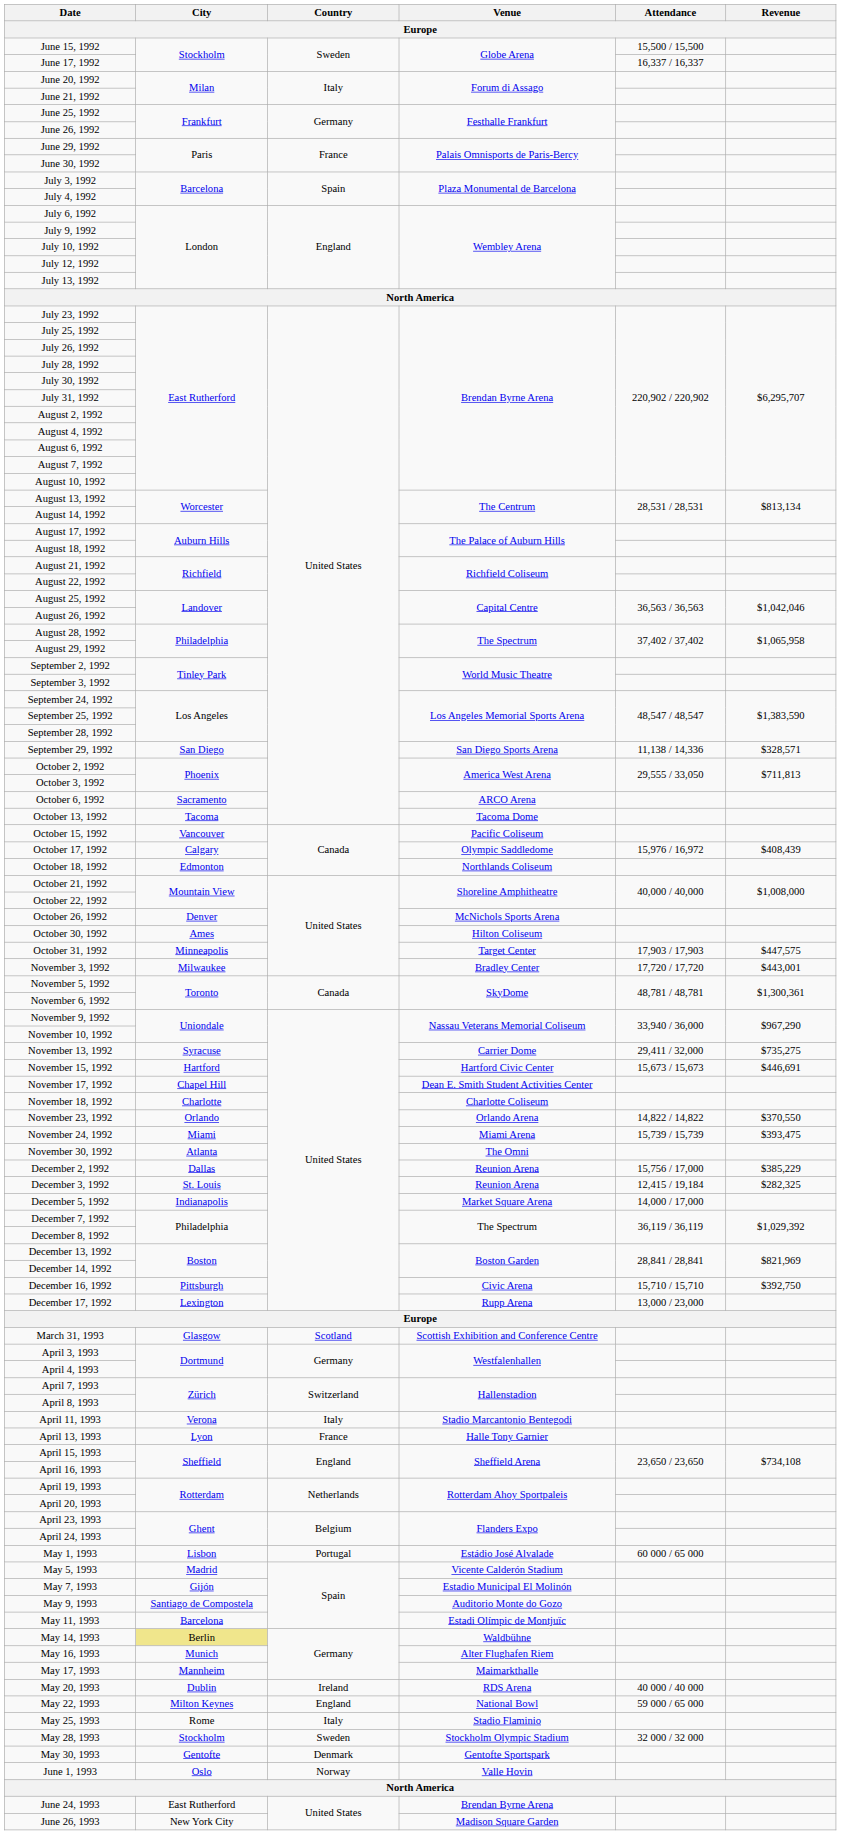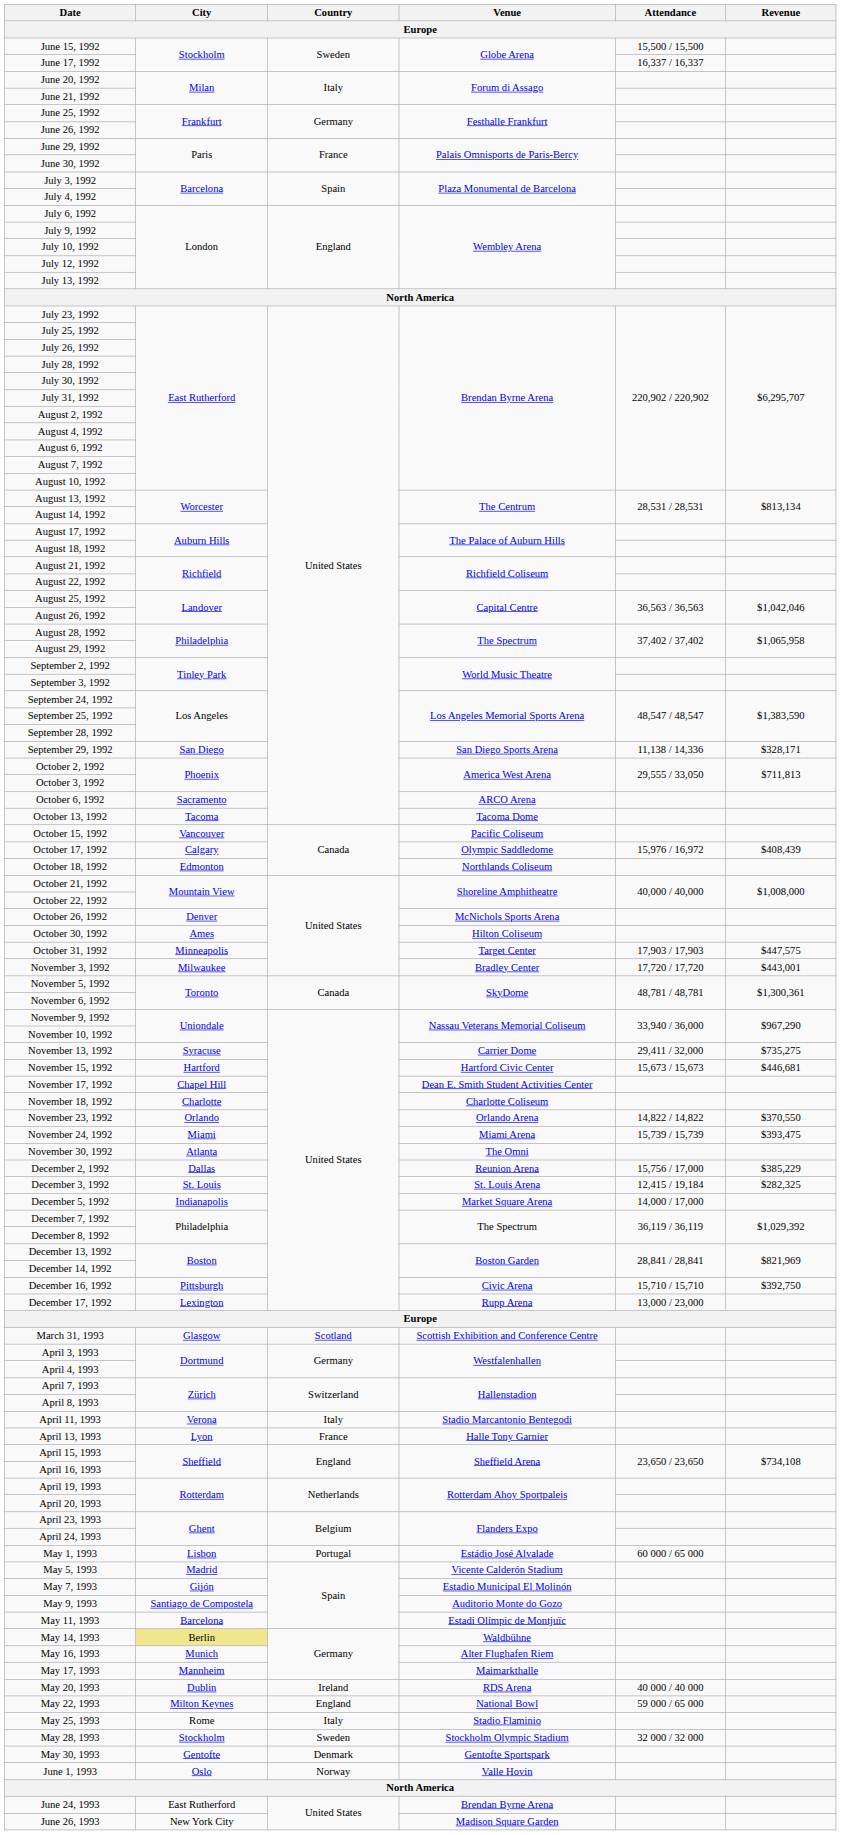(781, 749) $328,571 -> (781, 749) $328,171
(781, 1067) $446,691 -> (781, 1067) $446,681
(507, 1185) Reunion Arena -> (507, 1185) St. Louis Arena
